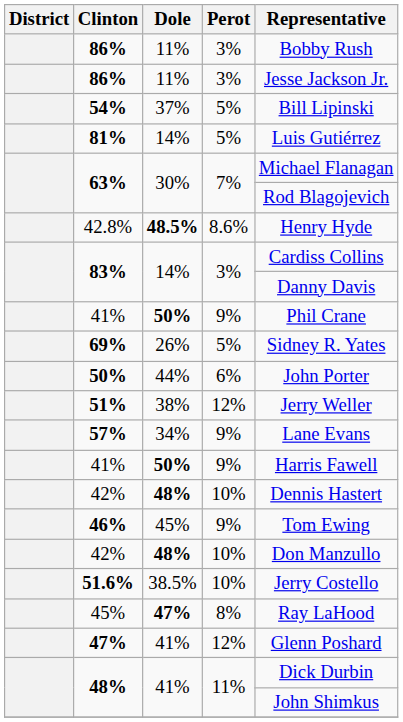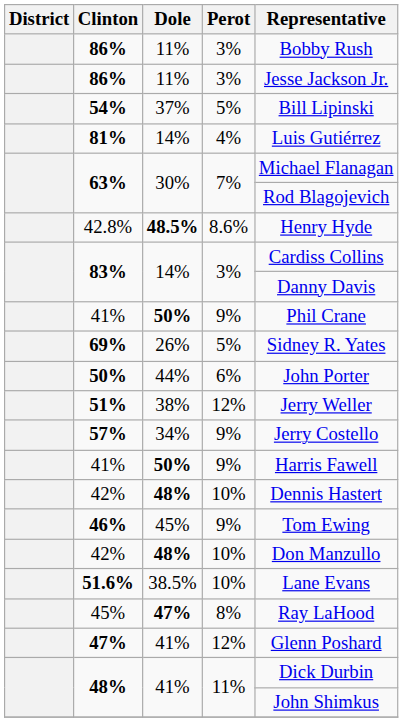(229, 138) 5% -> (229, 138) 4%
(326, 434) Lane Evans -> (326, 434) Jerry Costello
(326, 583) Jerry Costello -> (326, 583) Lane Evans
